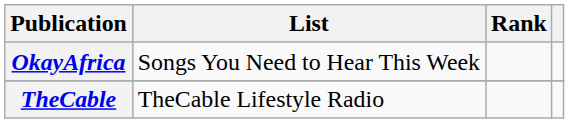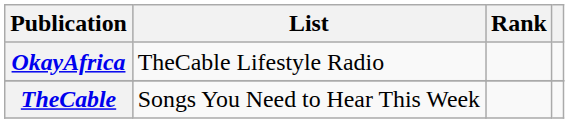(309, 61) Songs You Need to Hear This Week -> (261, 61) TheCable Lifestyle Radio
(261, 99) TheCable Lifestyle Radio -> (309, 99) Songs You Need to Hear This Week
